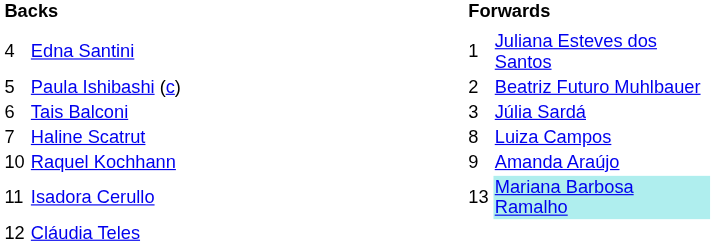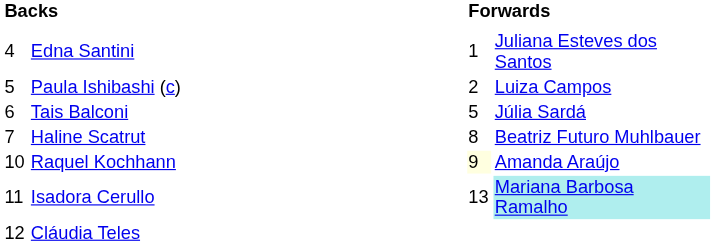(598, 86) Beatriz Futuro Muhlbauer -> (553, 86) Luiza Campos
(473, 111) 3 -> (473, 111) 5
(553, 137) Luiza Campos -> (598, 137) Beatriz Futuro Muhlbauer
(473, 162) no background -> (473, 162) lightyellow background
